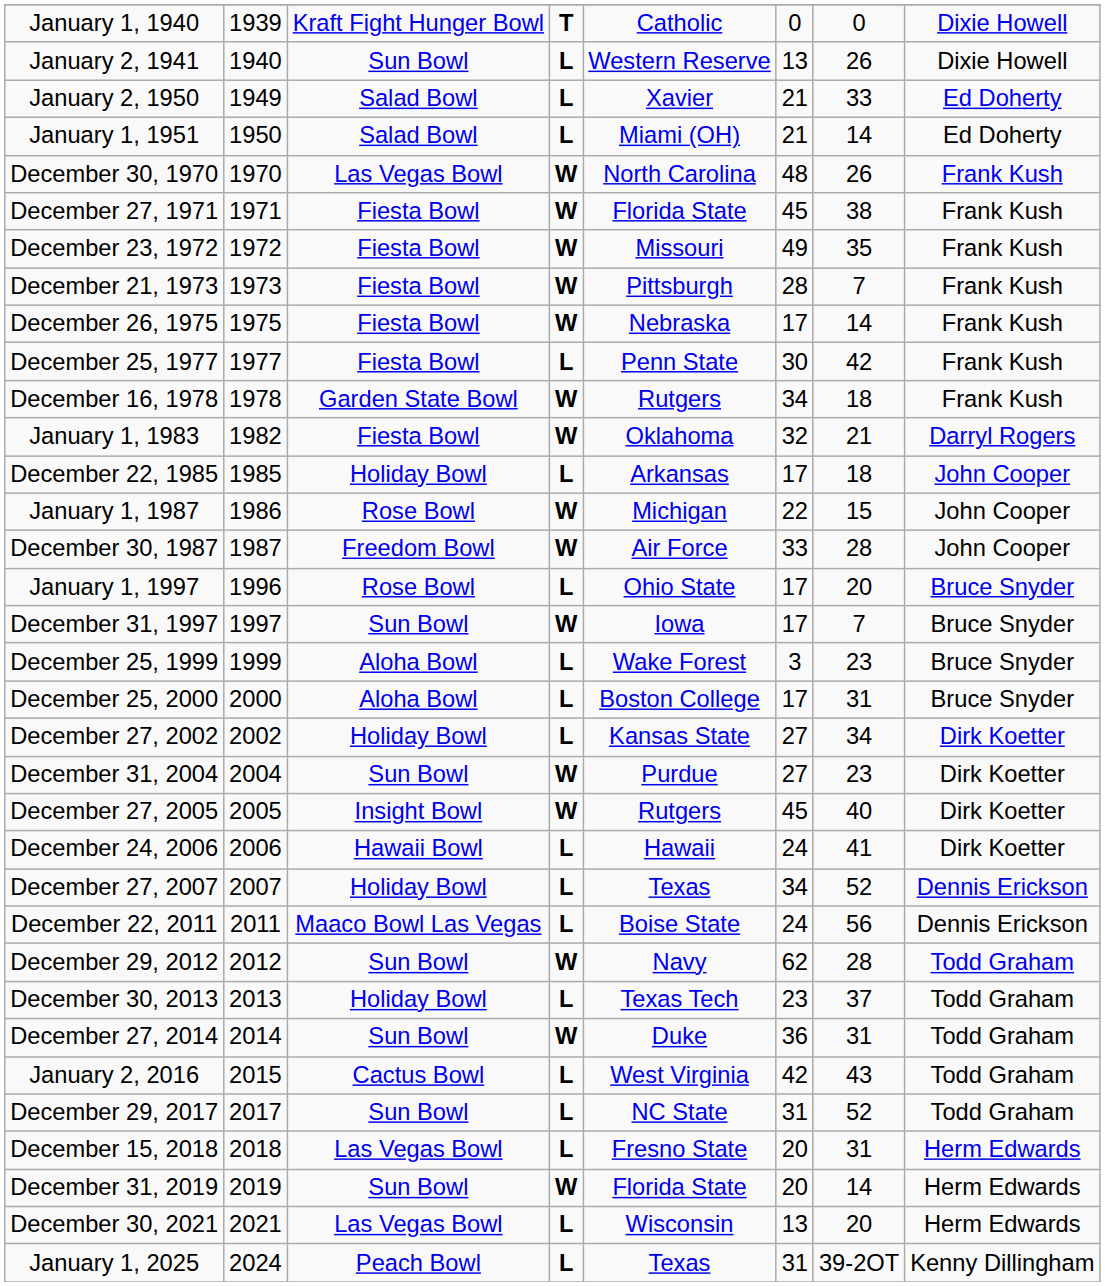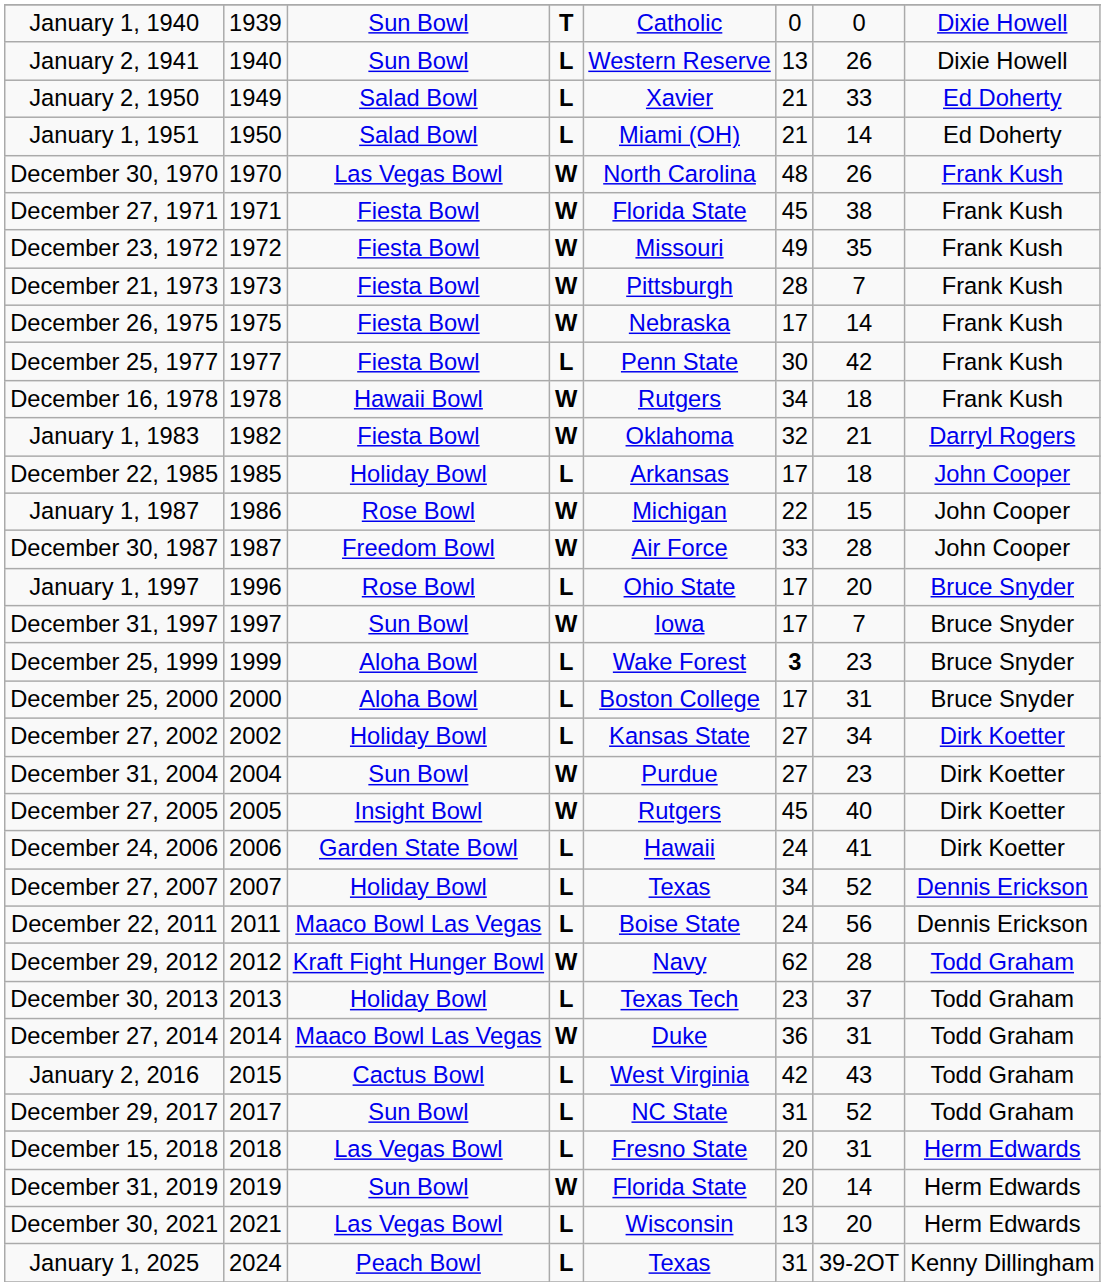(418, 23) Kraft Fight Hunger Bowl -> (418, 23) Sun Bowl
(418, 398) Garden State Bowl -> (418, 398) Hawaii Bowl
(795, 661) normal -> (795, 661) bold
(418, 849) Hawaii Bowl -> (418, 849) Garden State Bowl
(418, 962) Sun Bowl -> (418, 962) Kraft Fight Hunger Bowl
(418, 1037) Sun Bowl -> (418, 1037) Maaco Bowl Las Vegas
